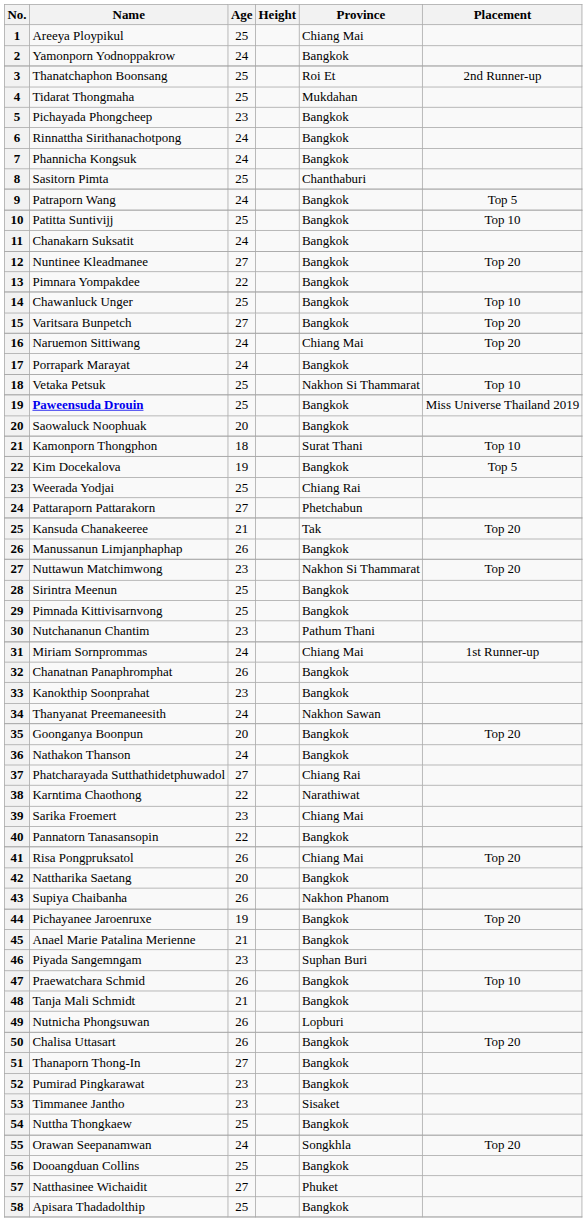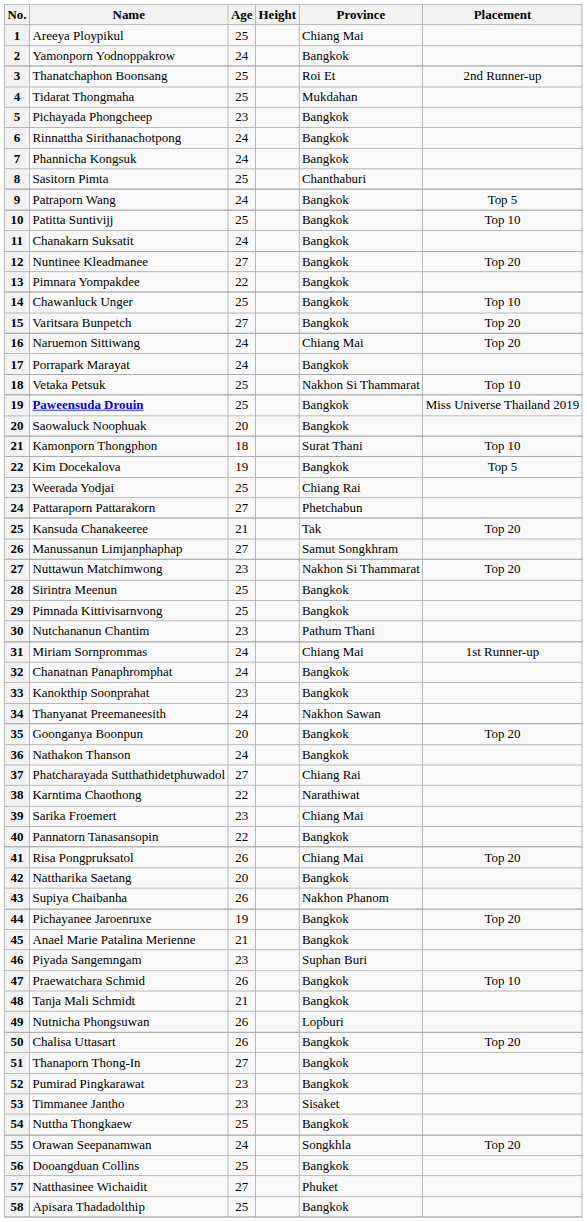(242, 549) 26 -> (242, 549) 27
(325, 549) Bangkok -> (350, 549) Samut Songkhram
(242, 672) 26 -> (242, 672) 24
